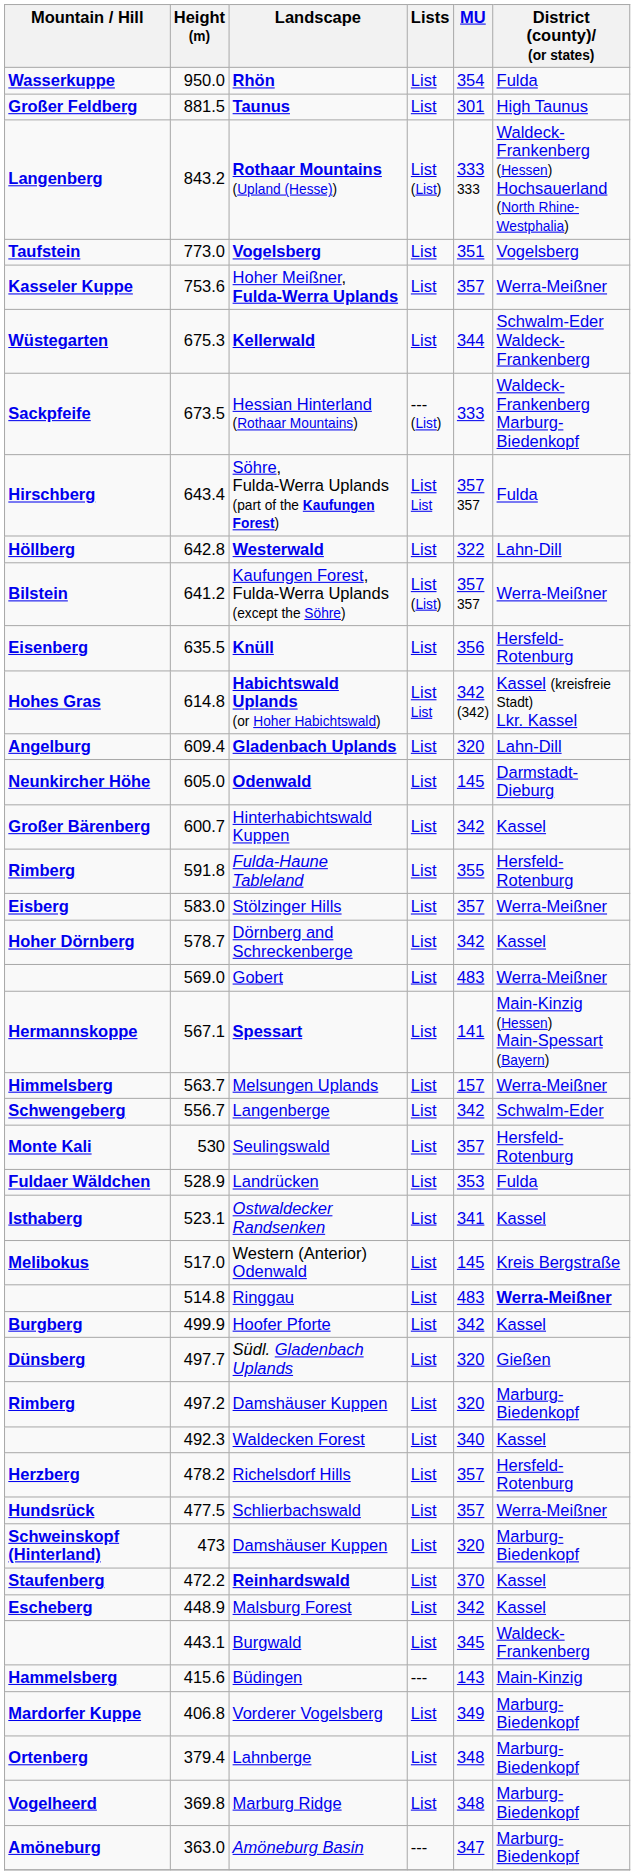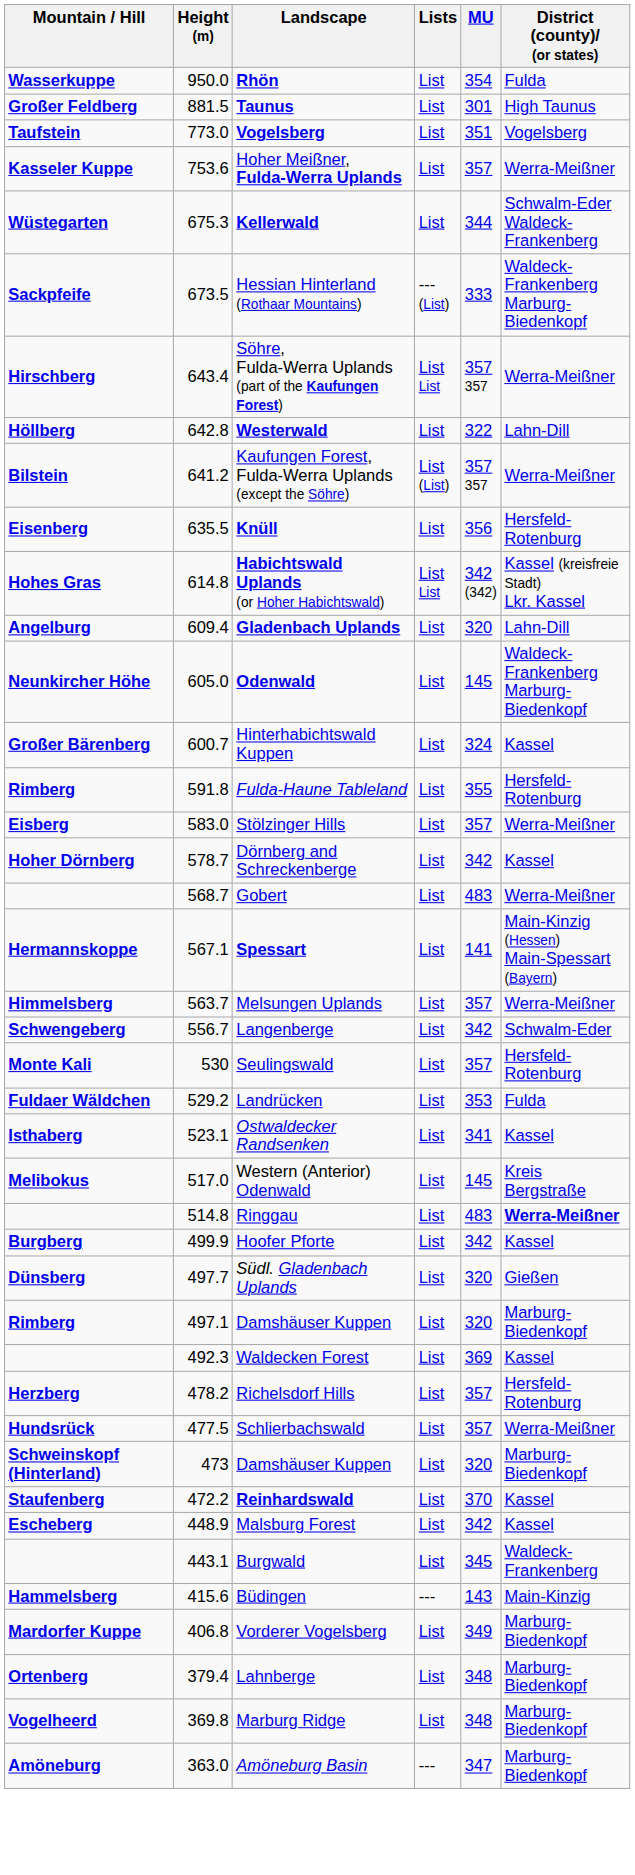- row: (55, 179)
(517, 495) Fulda -> (560, 376) Werra-Meißner
(537, 782) Darmstadt-Dieburg -> (551, 681) Waldeck-Frankenberg Marburg-Biedenkopf
(471, 826) 342 -> (479, 745) 324
(204, 977) 569.0 -> (208, 895) 568.7
(471, 1085) 157 -> (479, 1003) 357
(204, 1182) 528.9 -> (208, 1100) 529.2
(204, 1404) 497.2 -> (208, 1322) 497.1
(471, 1439) 340 -> (479, 1357) 369
